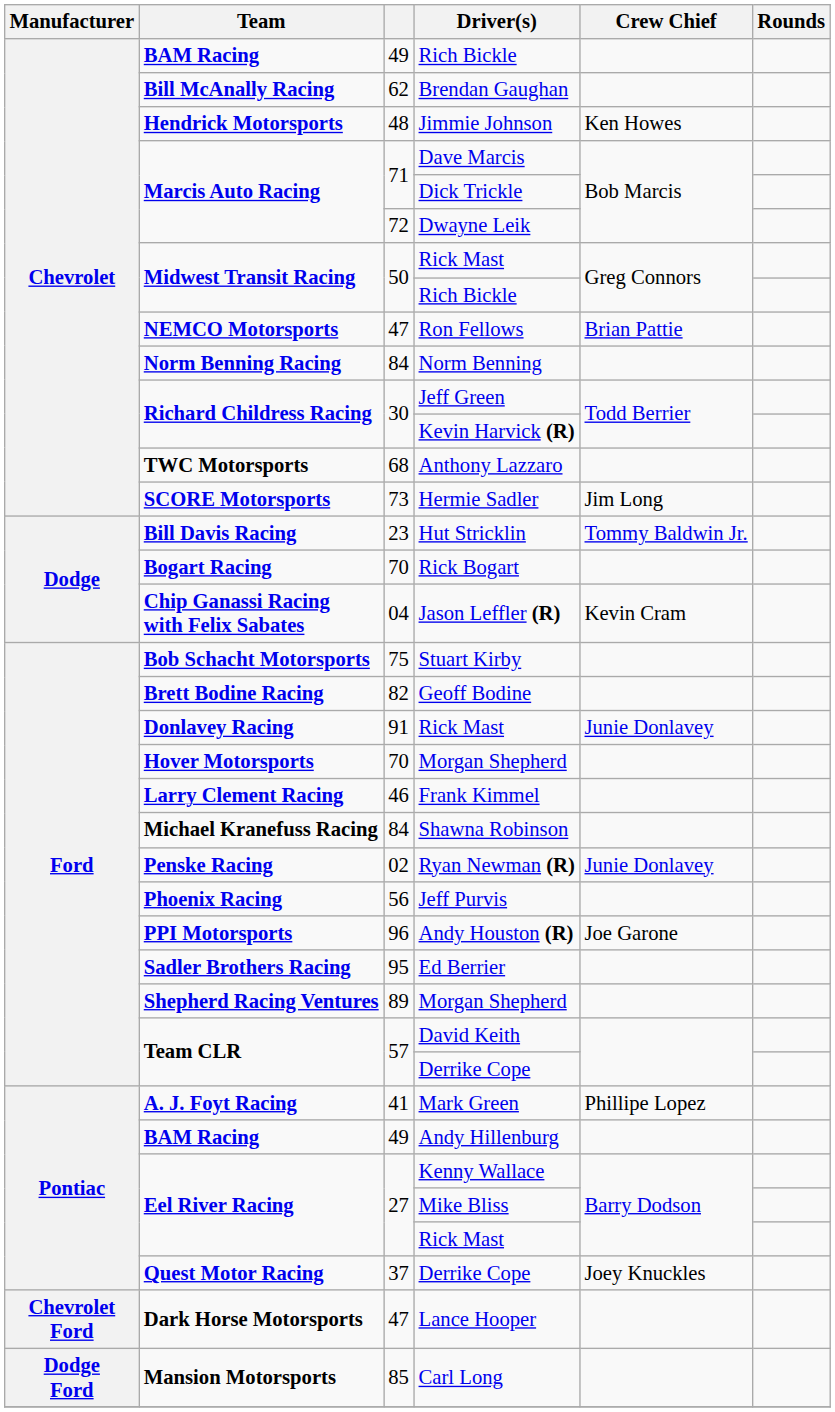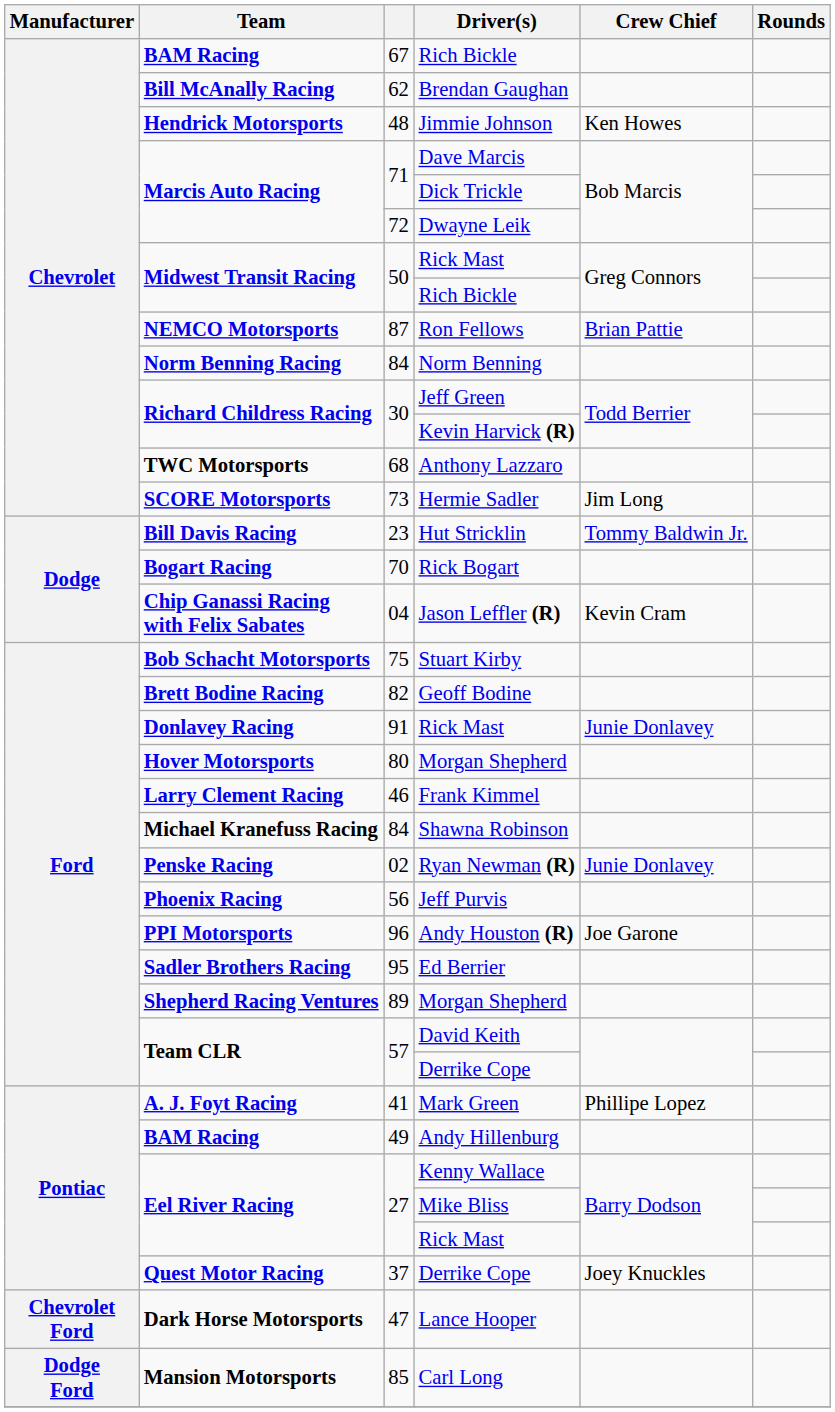(399, 55) 49 -> (399, 55) 67
(399, 328) 47 -> (399, 328) 87
(399, 761) 70 -> (399, 761) 80
